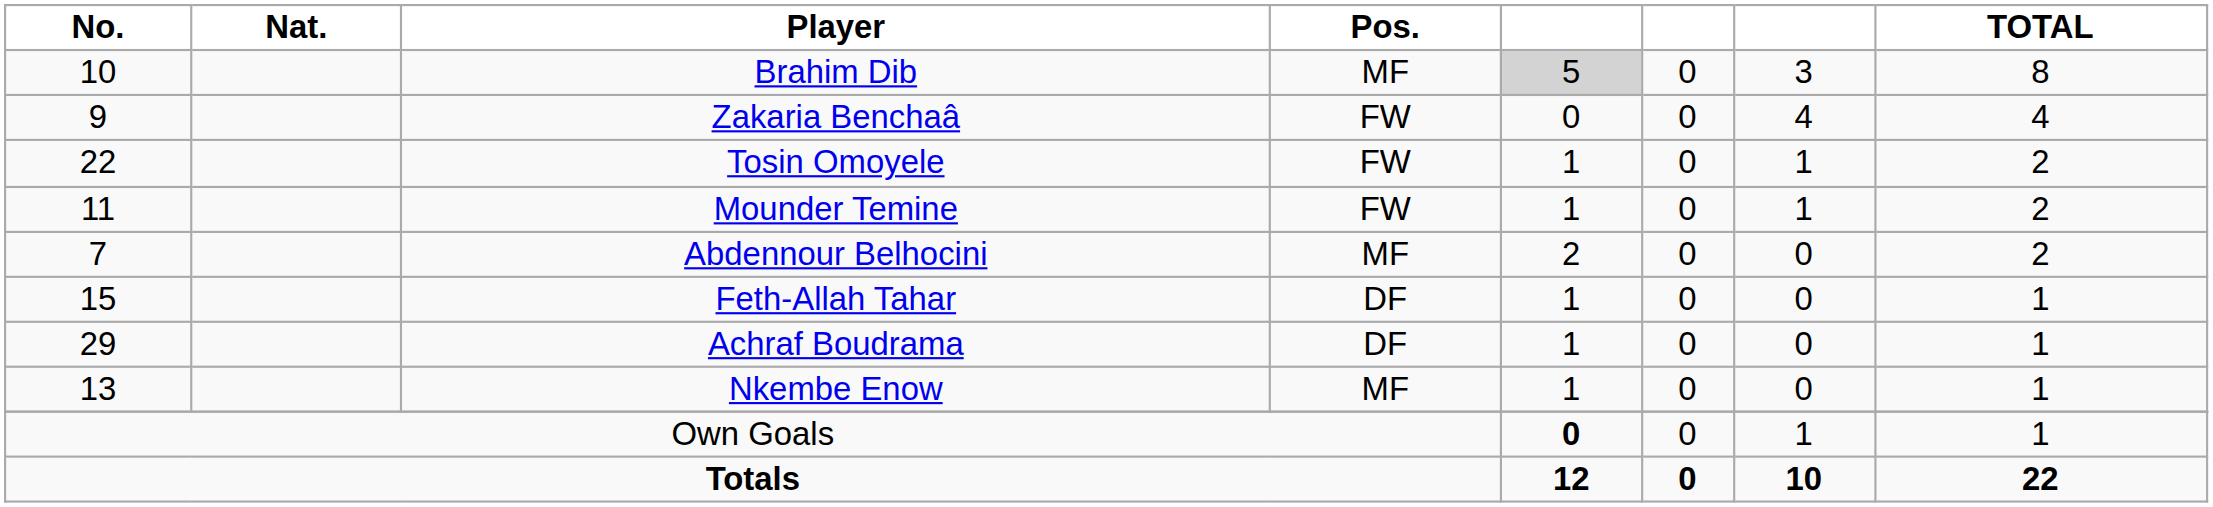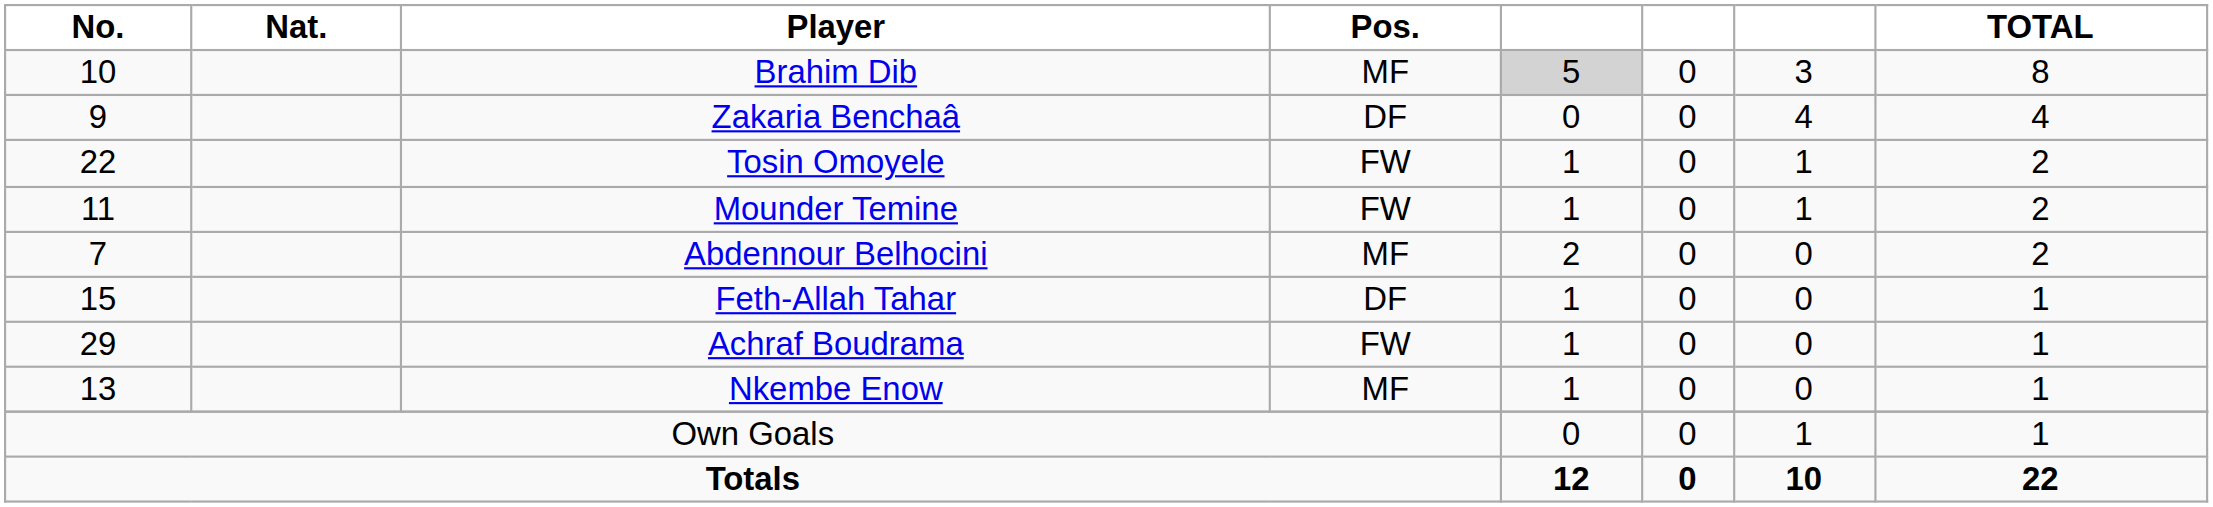(1385, 117) FW -> (1385, 117) DF
(1385, 343) DF -> (1385, 343) FW
(1571, 434) bold -> (1571, 434) normal
